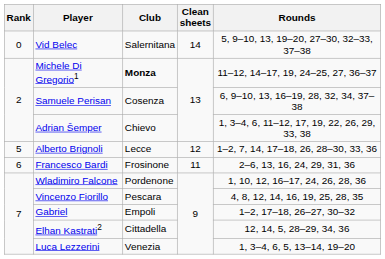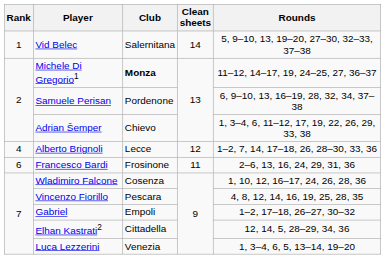(19, 44) 0 -> (19, 44) 1
(144, 101) Cosenza -> (149, 101) Pordenone
(19, 149) 5 -> (19, 149) 4
(149, 180) Pordenone -> (144, 180) Cosenza
